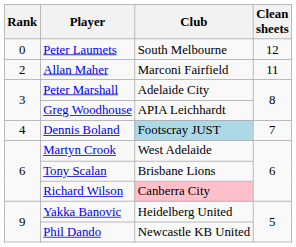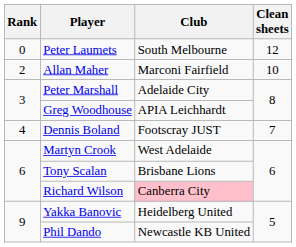(272, 69) 11 -> (272, 69) 10
(179, 130) lightblue background -> (179, 130) no background
